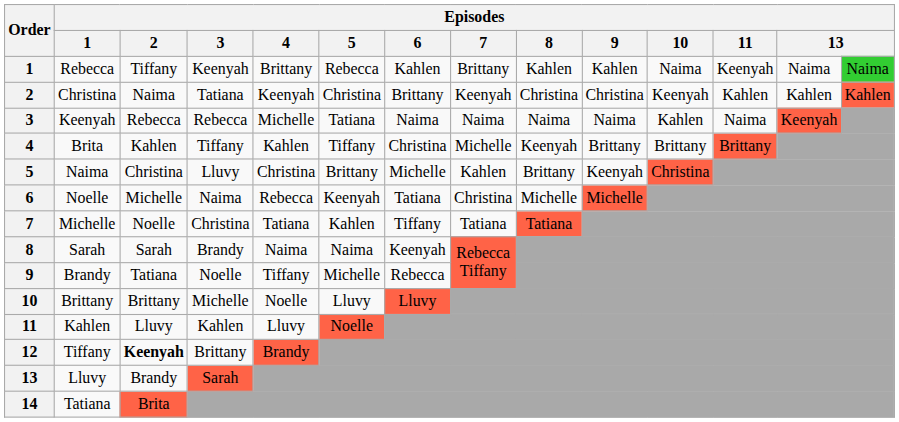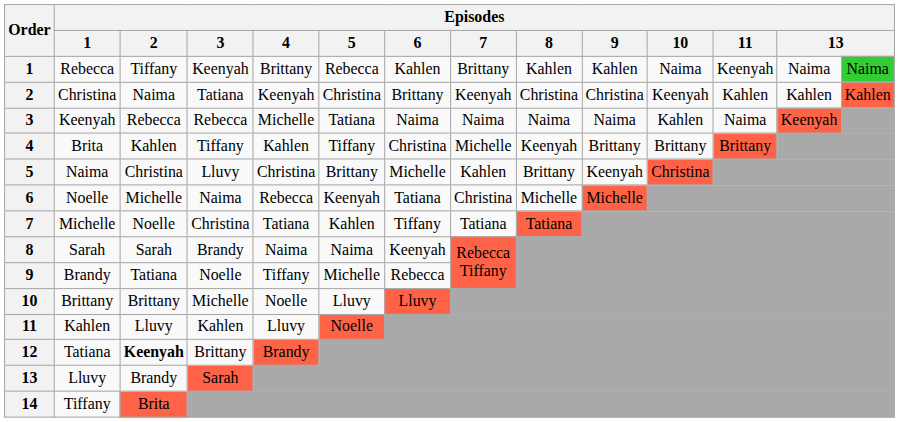(87, 352) Tiffany -> (87, 352) Tatiana
(87, 403) Tatiana -> (87, 403) Tiffany
